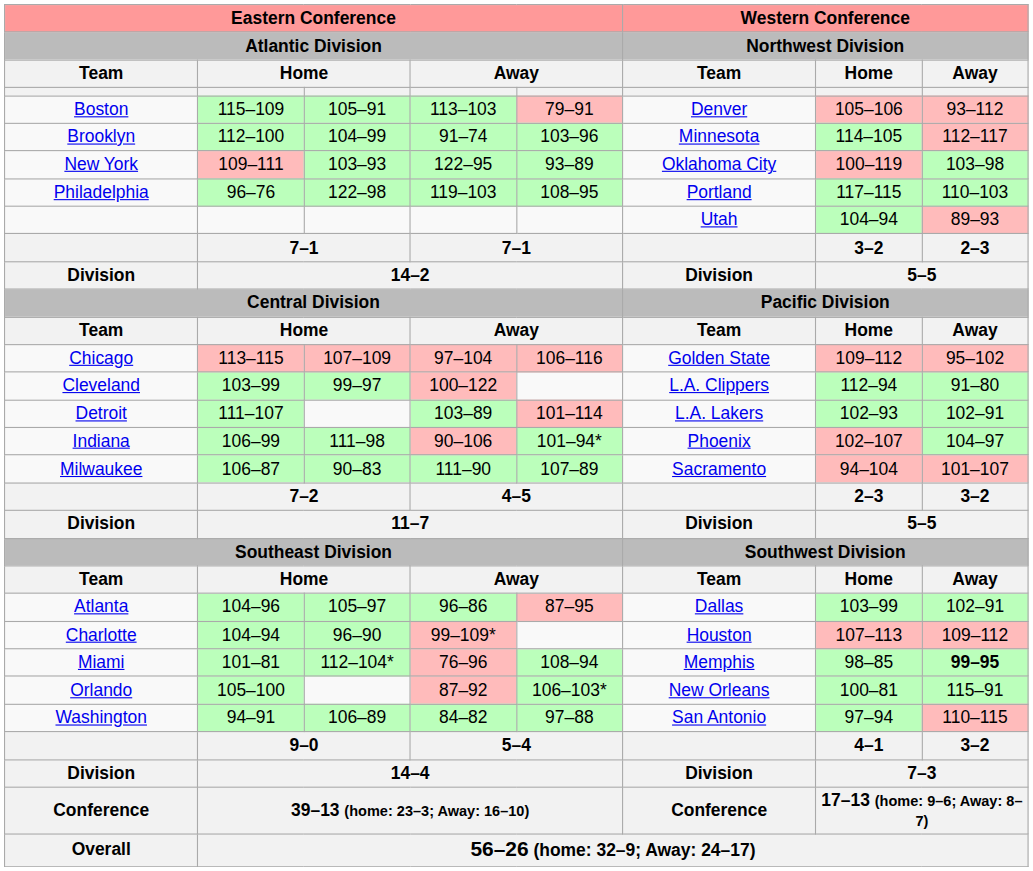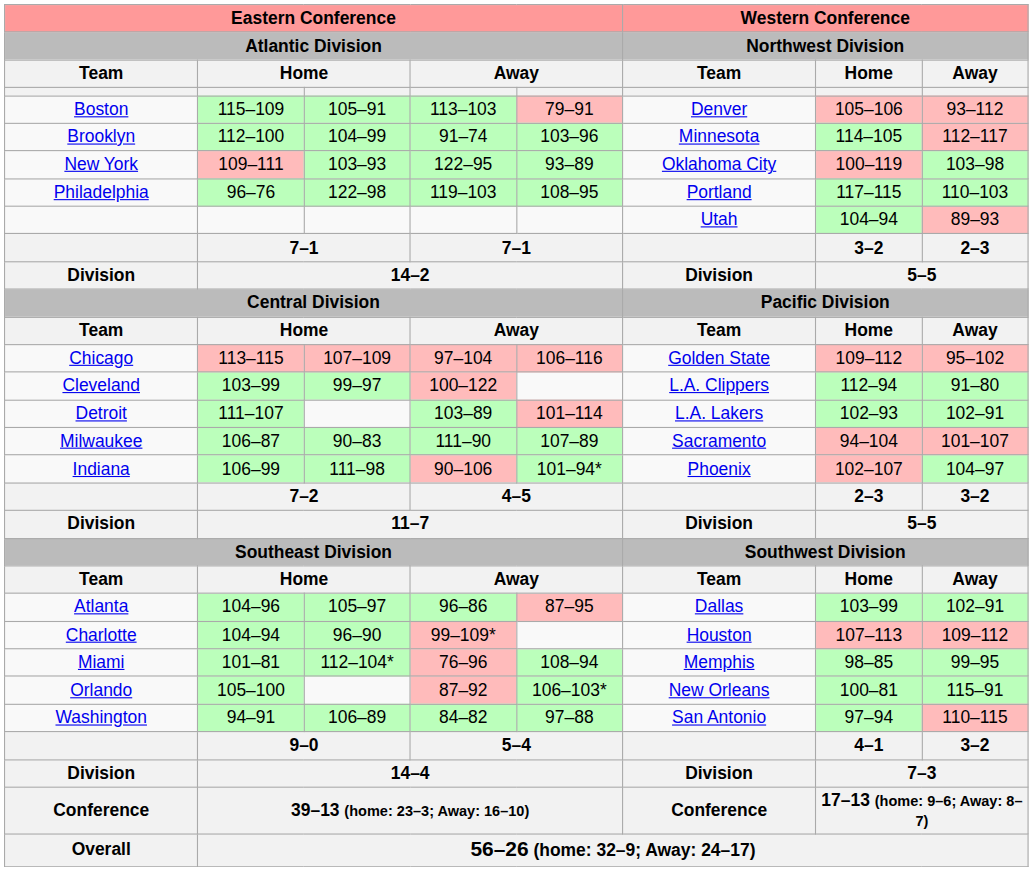rows swapped: (101, 441) <-> (101, 468)
(975, 662) bold -> (975, 662) normal
